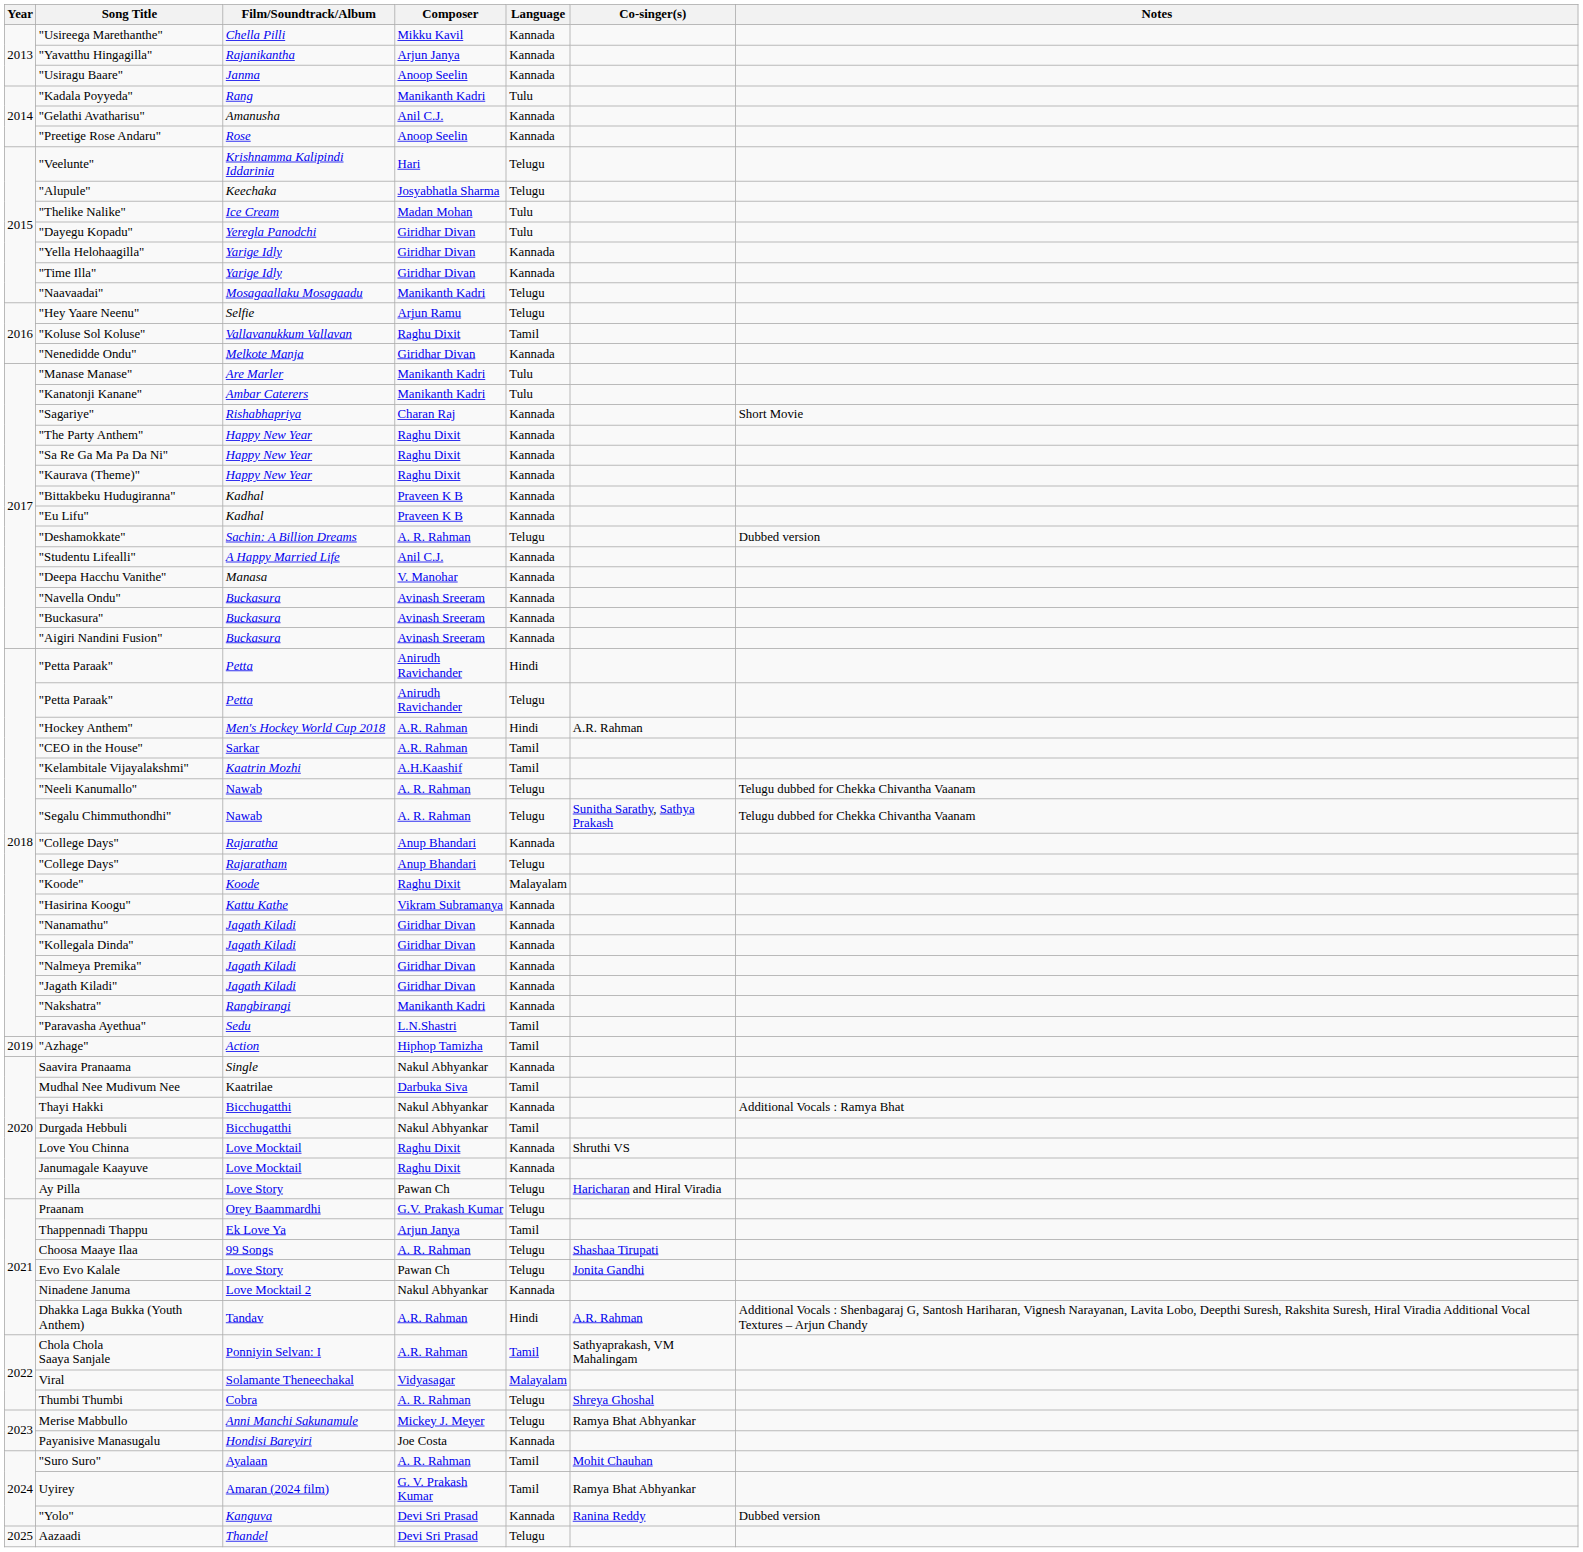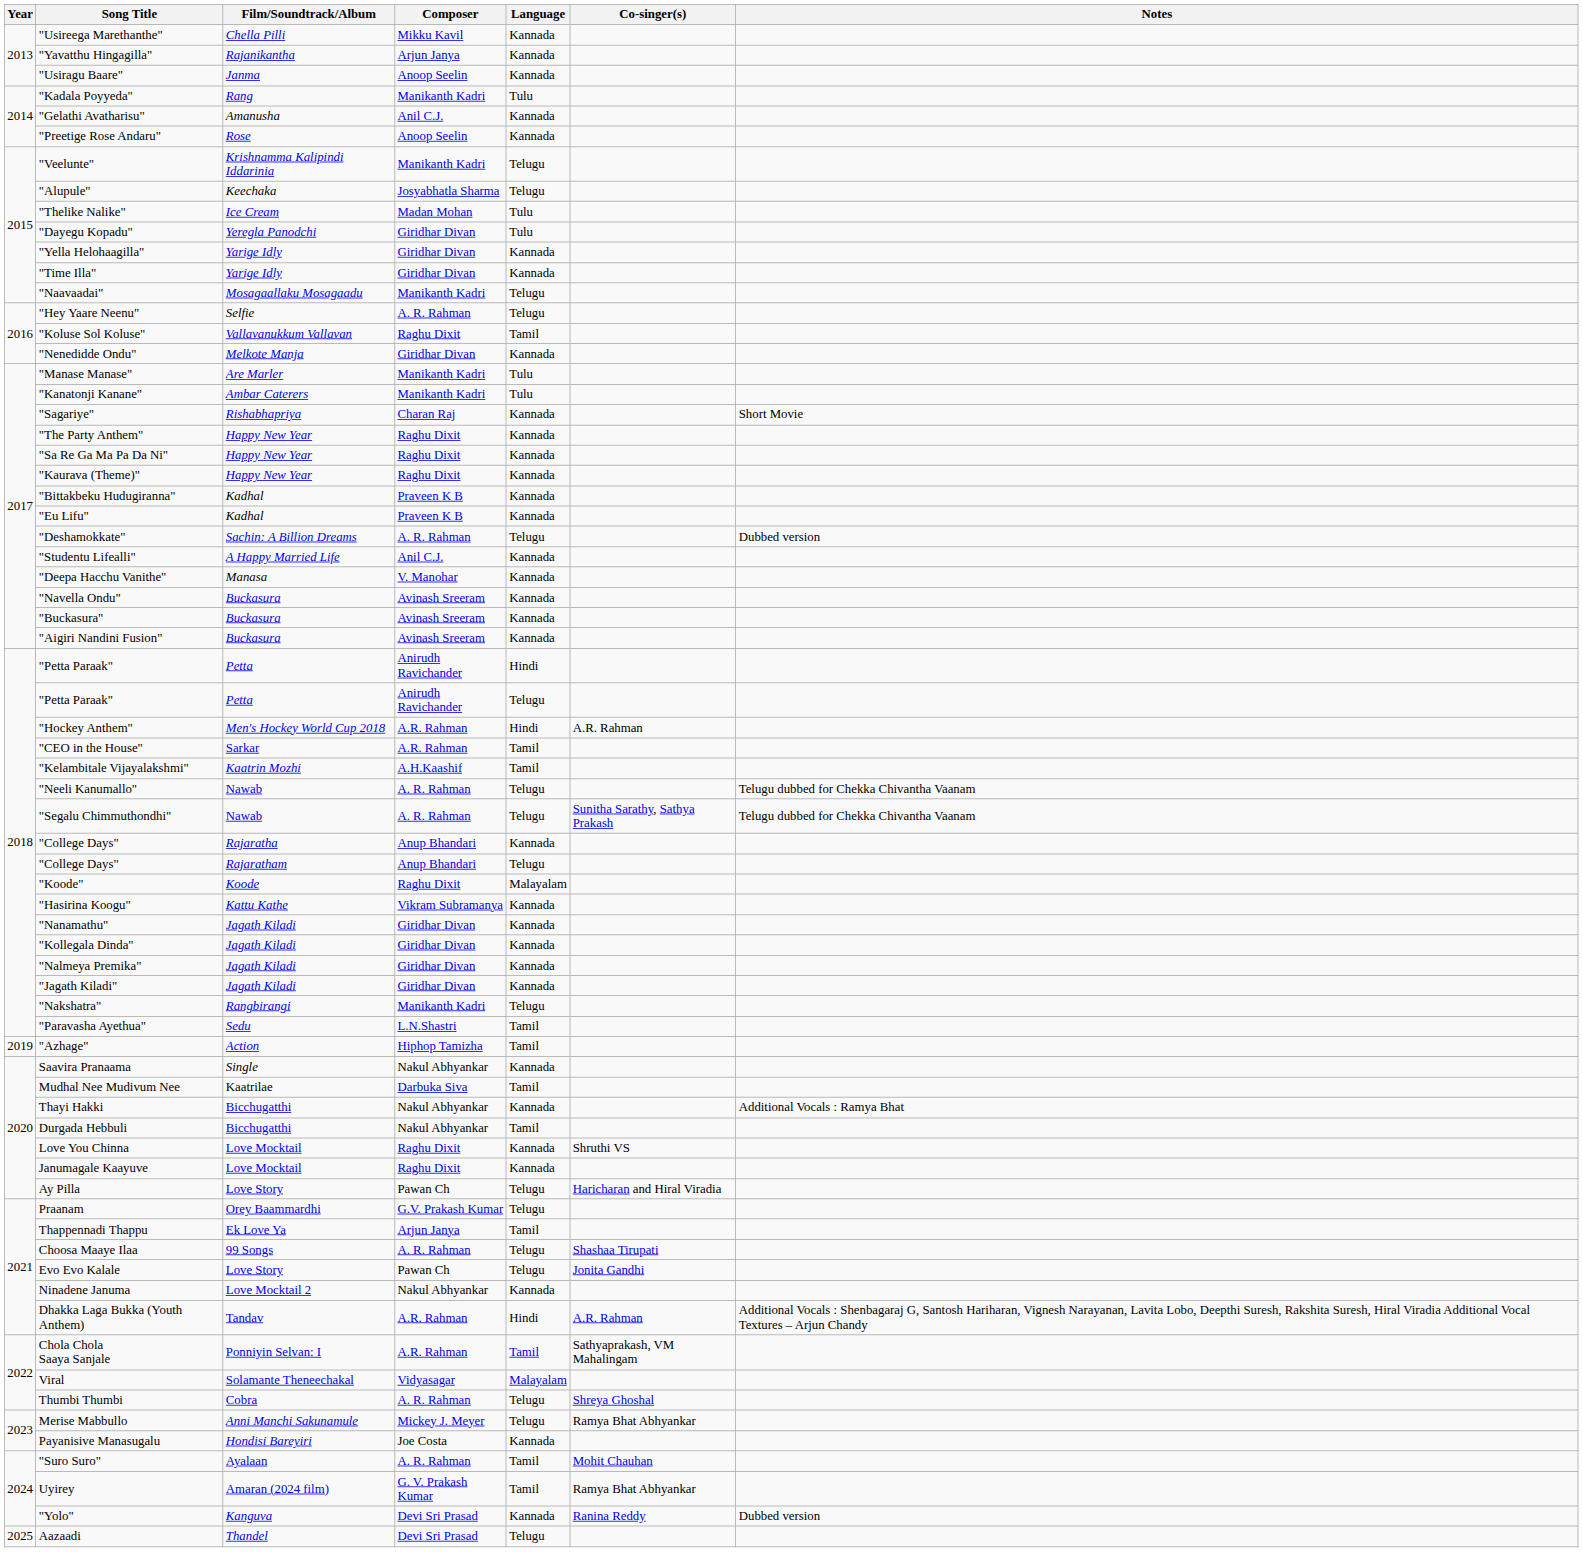(409, 163) Hari -> (441, 163) Manikanth Kadri
(429, 313) Arjun Ramu -> (434, 313) A. R. Rahman
(532, 1006) Kannada -> (527, 1006) Telugu
